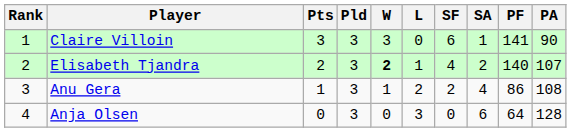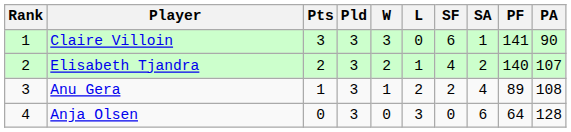(387, 66) bold -> (387, 66) normal
(516, 90) 86 -> (516, 90) 89
